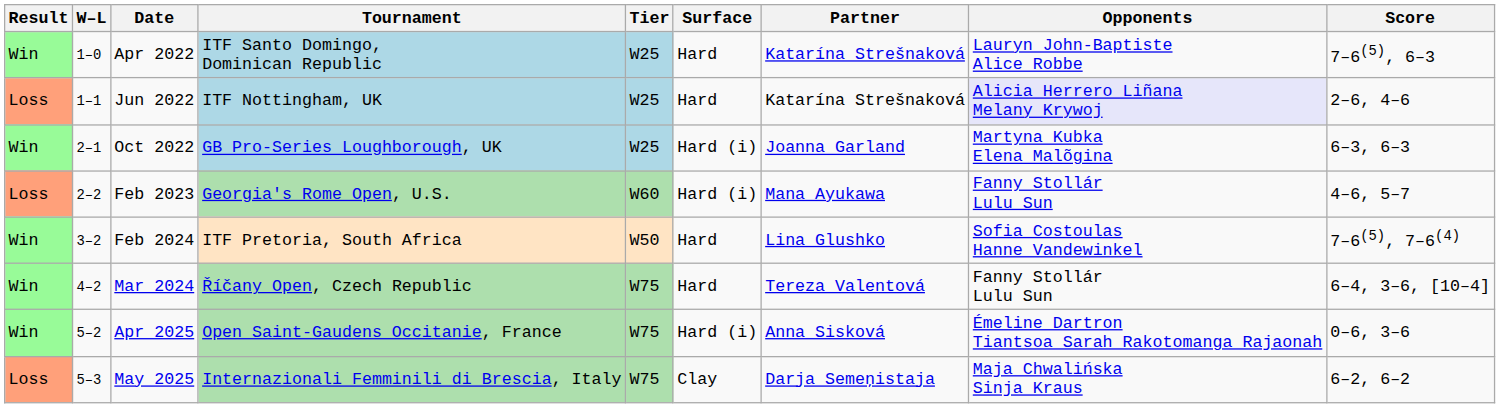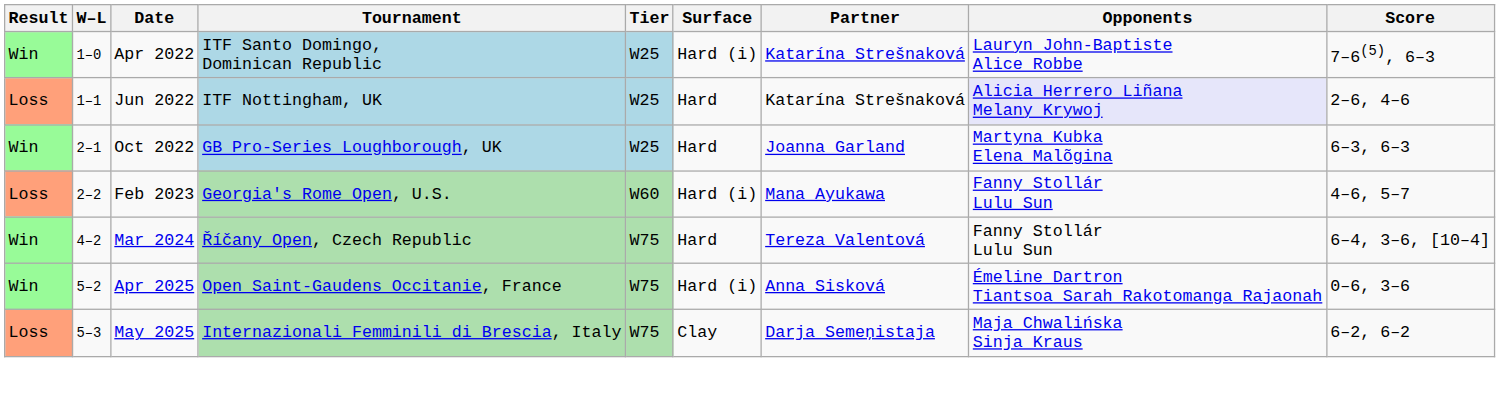(697, 55) Hard -> (717, 55) Hard (i)
(717, 148) Hard (i) -> (697, 148) Hard
- row: (154, 240)
